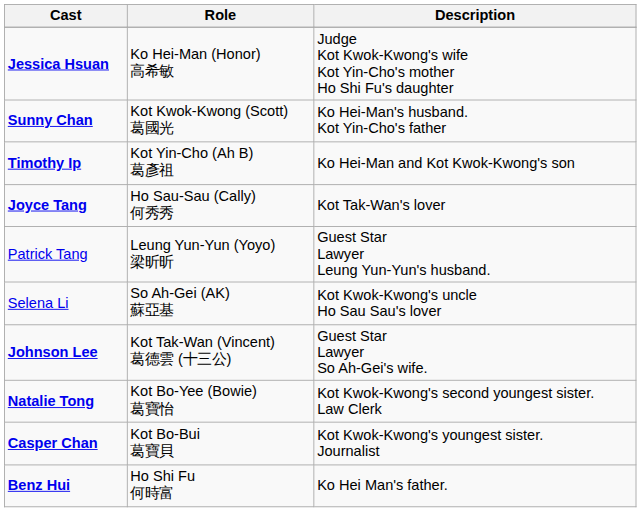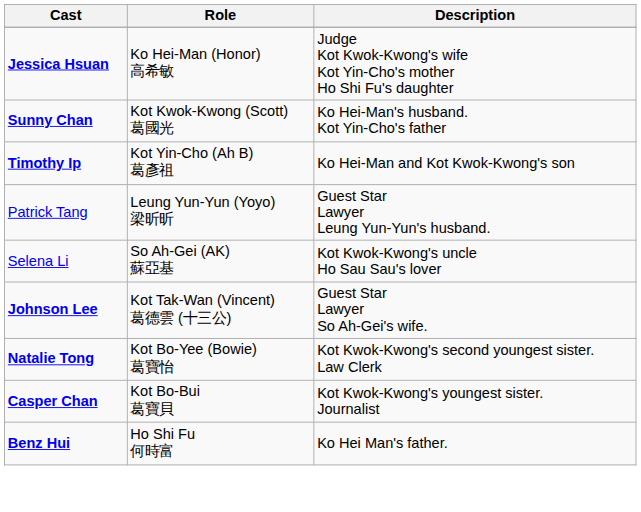- row: (47, 205)
